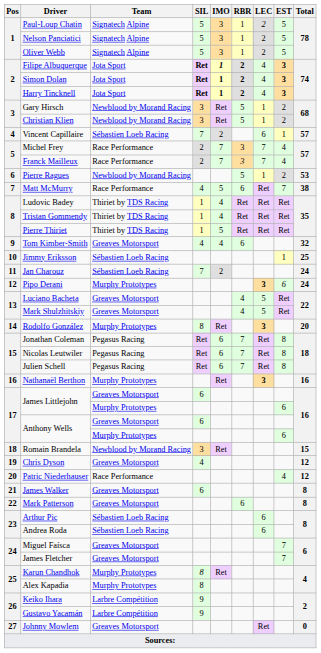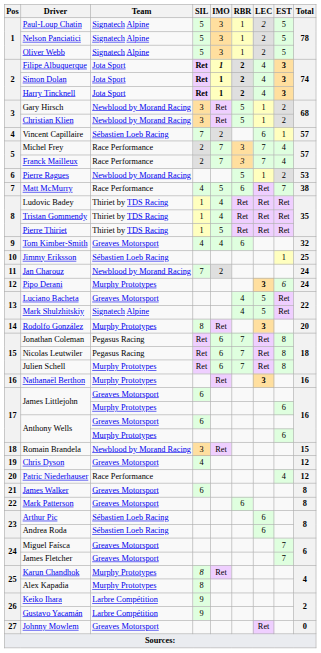(130, 270) Sébastien Loeb Racing -> (142, 270) Newblood by Morand Racing
(125, 312) Greaves Motorsport -> (121, 312) Signatech Alpine
(118, 366) Pegasus Racing -> (124, 366) Murphy Prototypes
